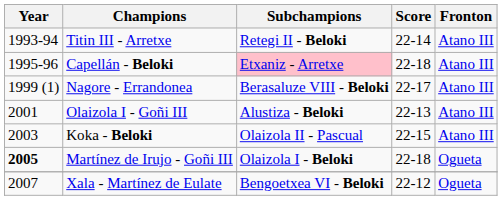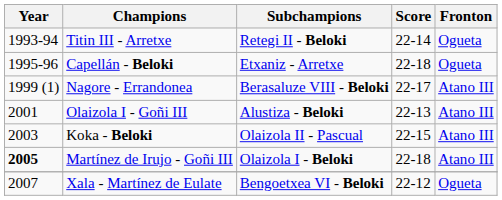(466, 40) Atano III -> (460, 40) Ogueta
(292, 64) pink background -> (292, 64) no background
(466, 64) Atano III -> (460, 64) Ogueta
(460, 159) Ogueta -> (466, 159) Atano III
